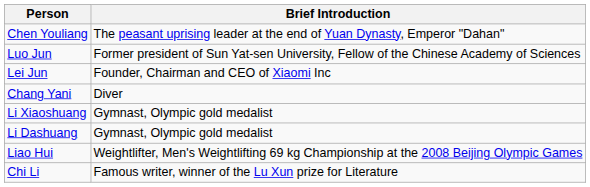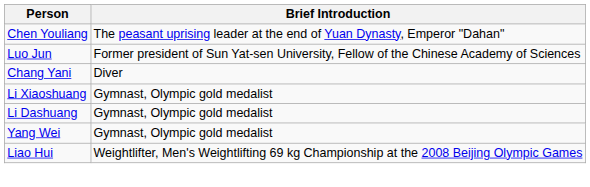- row: (27, 73)
+ row: (34, 133)
- row: (23, 172)
